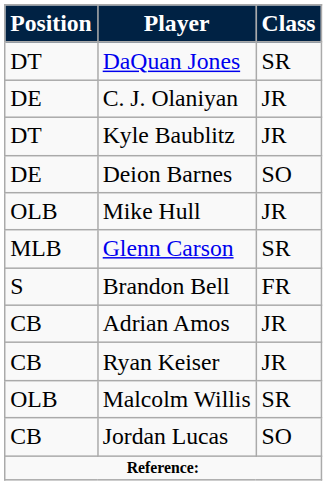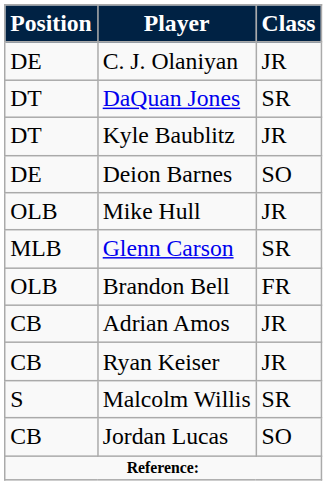rows swapped: (170, 98) <-> (171, 60)
(17, 286) S -> (34, 286) OLB
(34, 398) OLB -> (17, 398) S
